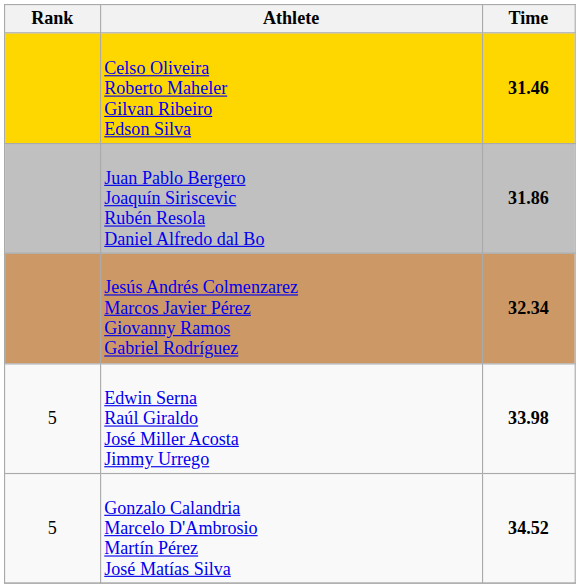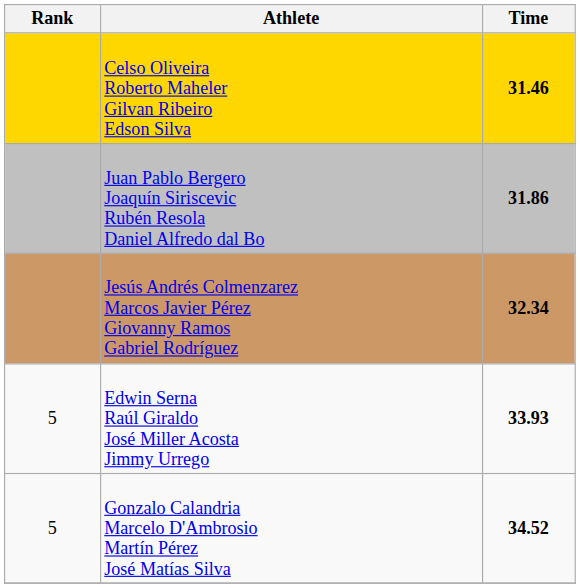(528, 418) 33.98 -> (528, 418) 33.93
